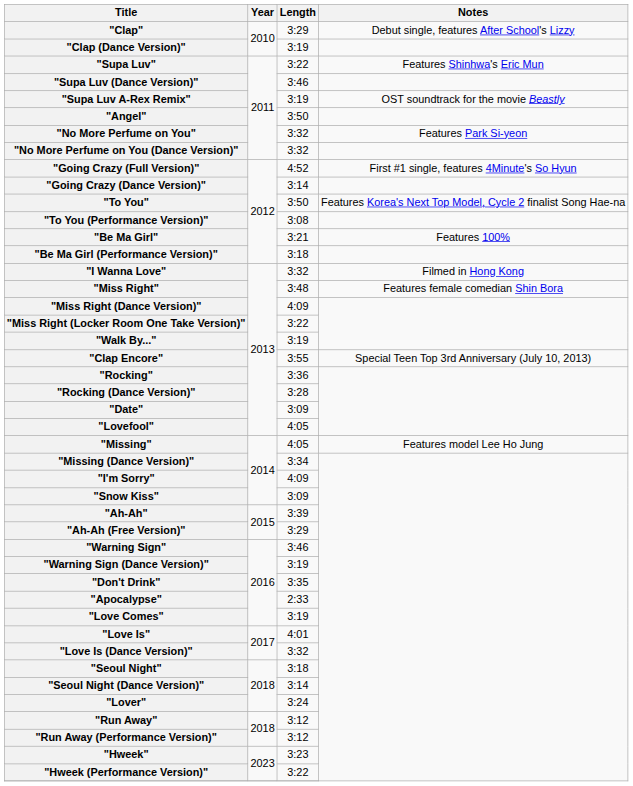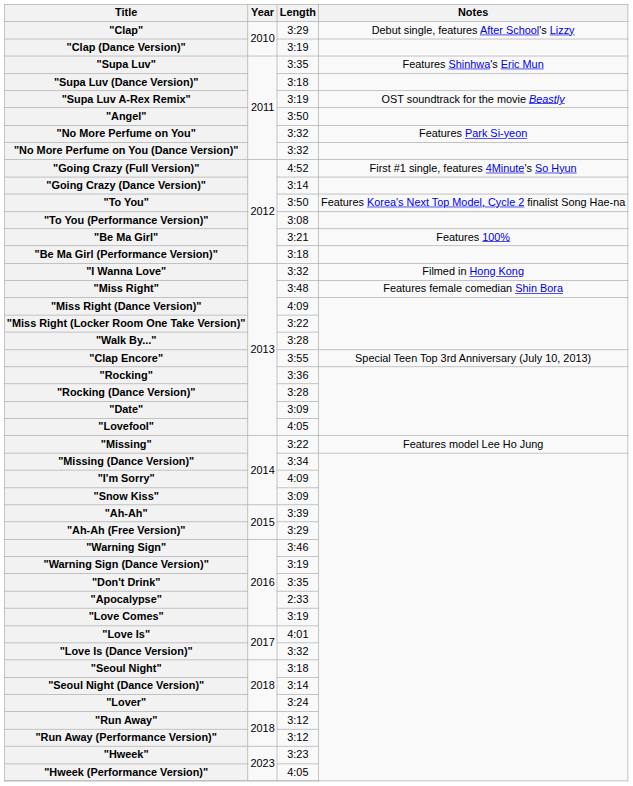(298, 64) 3:22 -> (298, 64) 3:35
(298, 82) 3:46 -> (298, 82) 3:18
(298, 340) 3:19 -> (298, 340) 3:28
(298, 444) 4:05 -> (298, 444) 3:22
(298, 772) 3:22 -> (298, 772) 4:05
